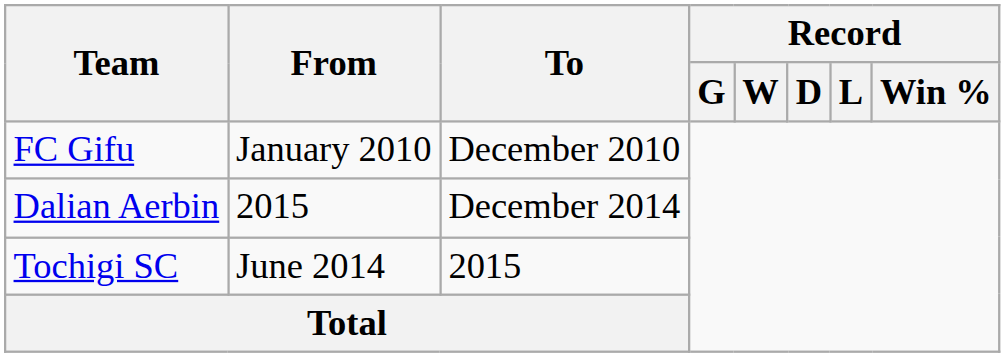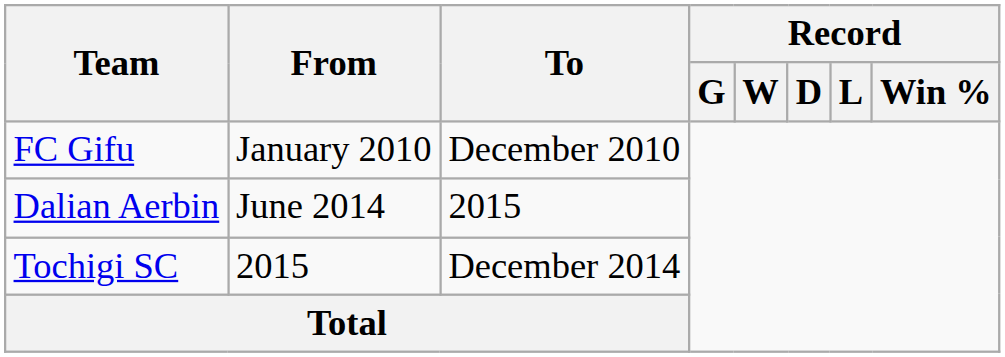(273, 206) 2015 -> (310, 206) June 2014
(564, 206) December 2014 -> (485, 206) 2015
(310, 264) June 2014 -> (273, 264) 2015
(485, 264) 2015 -> (564, 264) December 2014
